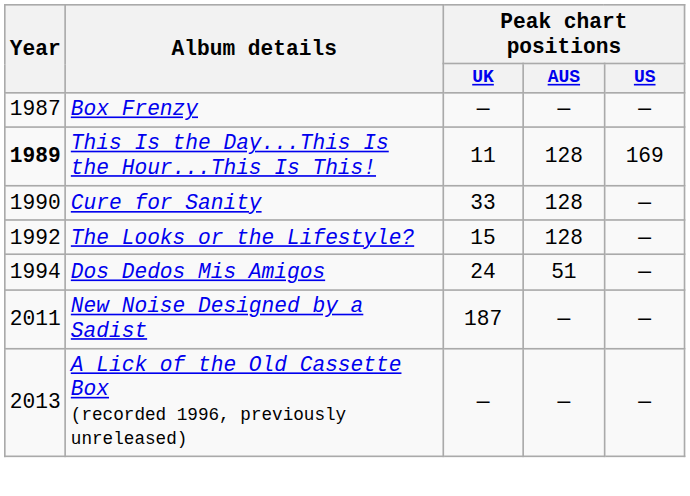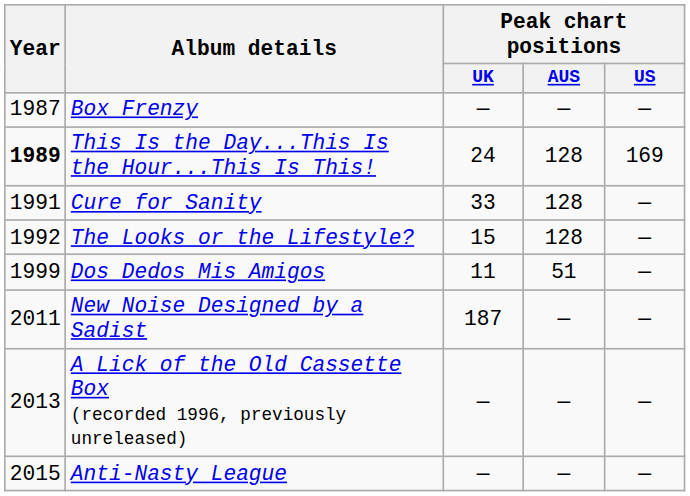(483, 156) 11 -> (483, 156) 24
(35, 203) 1990 -> (35, 203) 1991
(35, 272) 1994 -> (35, 272) 1999
(483, 272) 24 -> (483, 272) 11
+ row: (179, 473)
